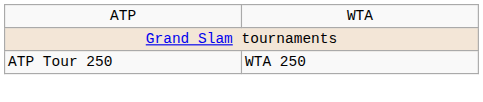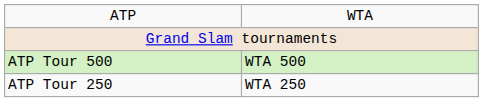+ row: (60, 62)
